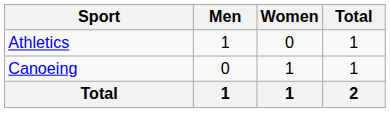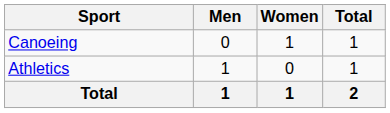rows swapped: (39, 42) <-> (43, 68)
